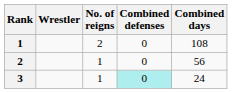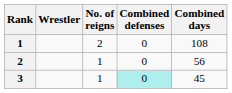(199, 79) 24 -> (199, 79) 45
